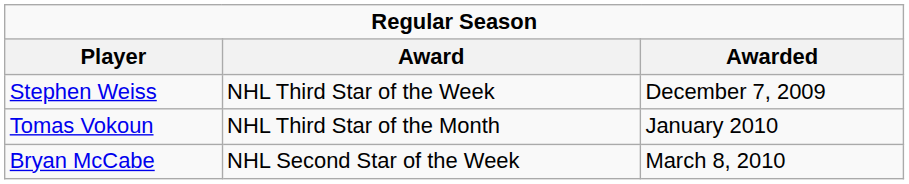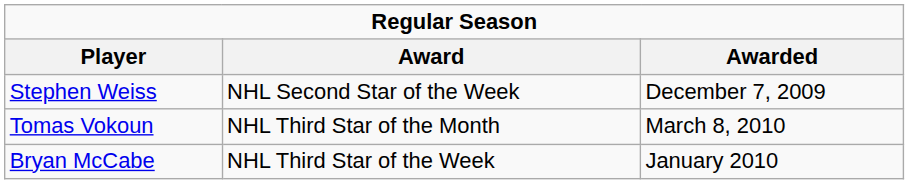(361, 91) NHL Third Star of the Week -> (373, 91) NHL Second Star of the Week
(712, 126) January 2010 -> (715, 126) March 8, 2010
(373, 160) NHL Second Star of the Week -> (361, 160) NHL Third Star of the Week
(715, 160) March 8, 2010 -> (712, 160) January 2010
